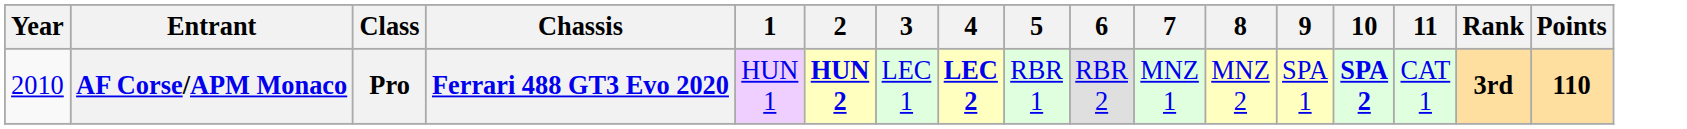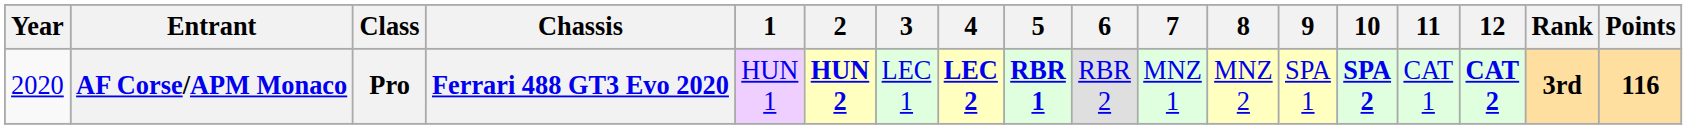+ column: (1492, 26)
(37, 85) 2010 -> (37, 85) 2020
(1037, 85) normal -> (1038, 85) bold
(1572, 85) 110 -> (1641, 85) 116
